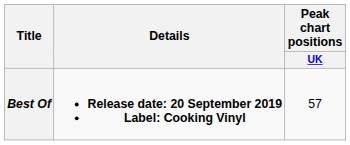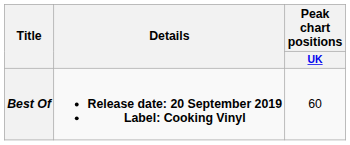(315, 104) 57 -> (315, 104) 60
